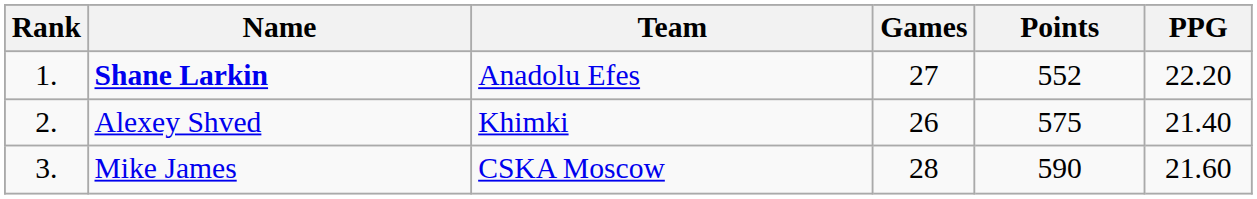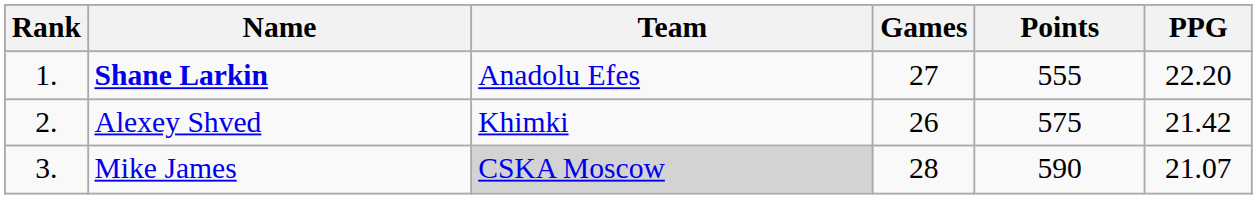(1060, 74) 552 -> (1060, 74) 555
(1198, 121) 21.40 -> (1198, 121) 21.42
(571, 168) no background -> (571, 168) lightgrey background
(1198, 168) 21.60 -> (1198, 168) 21.07
